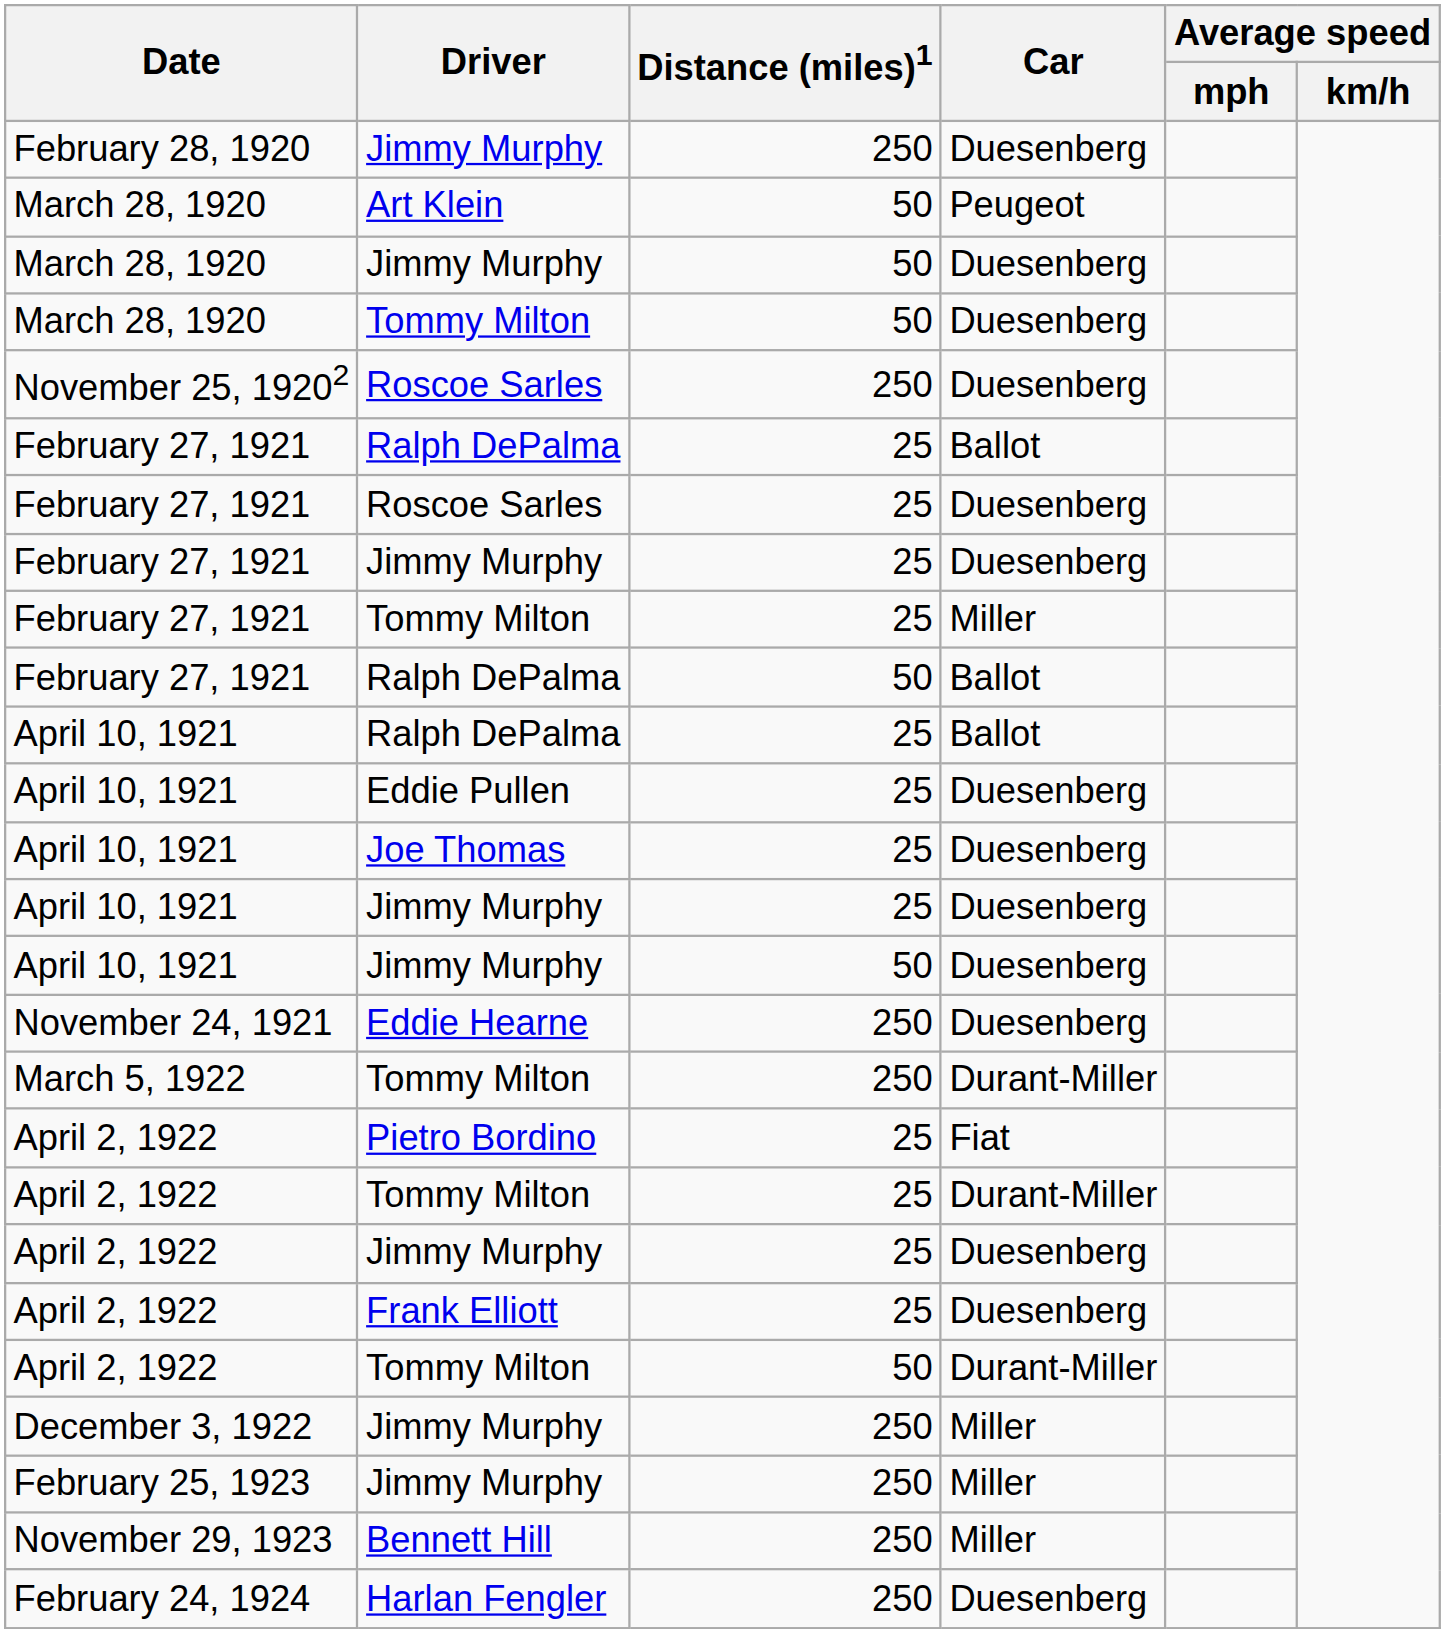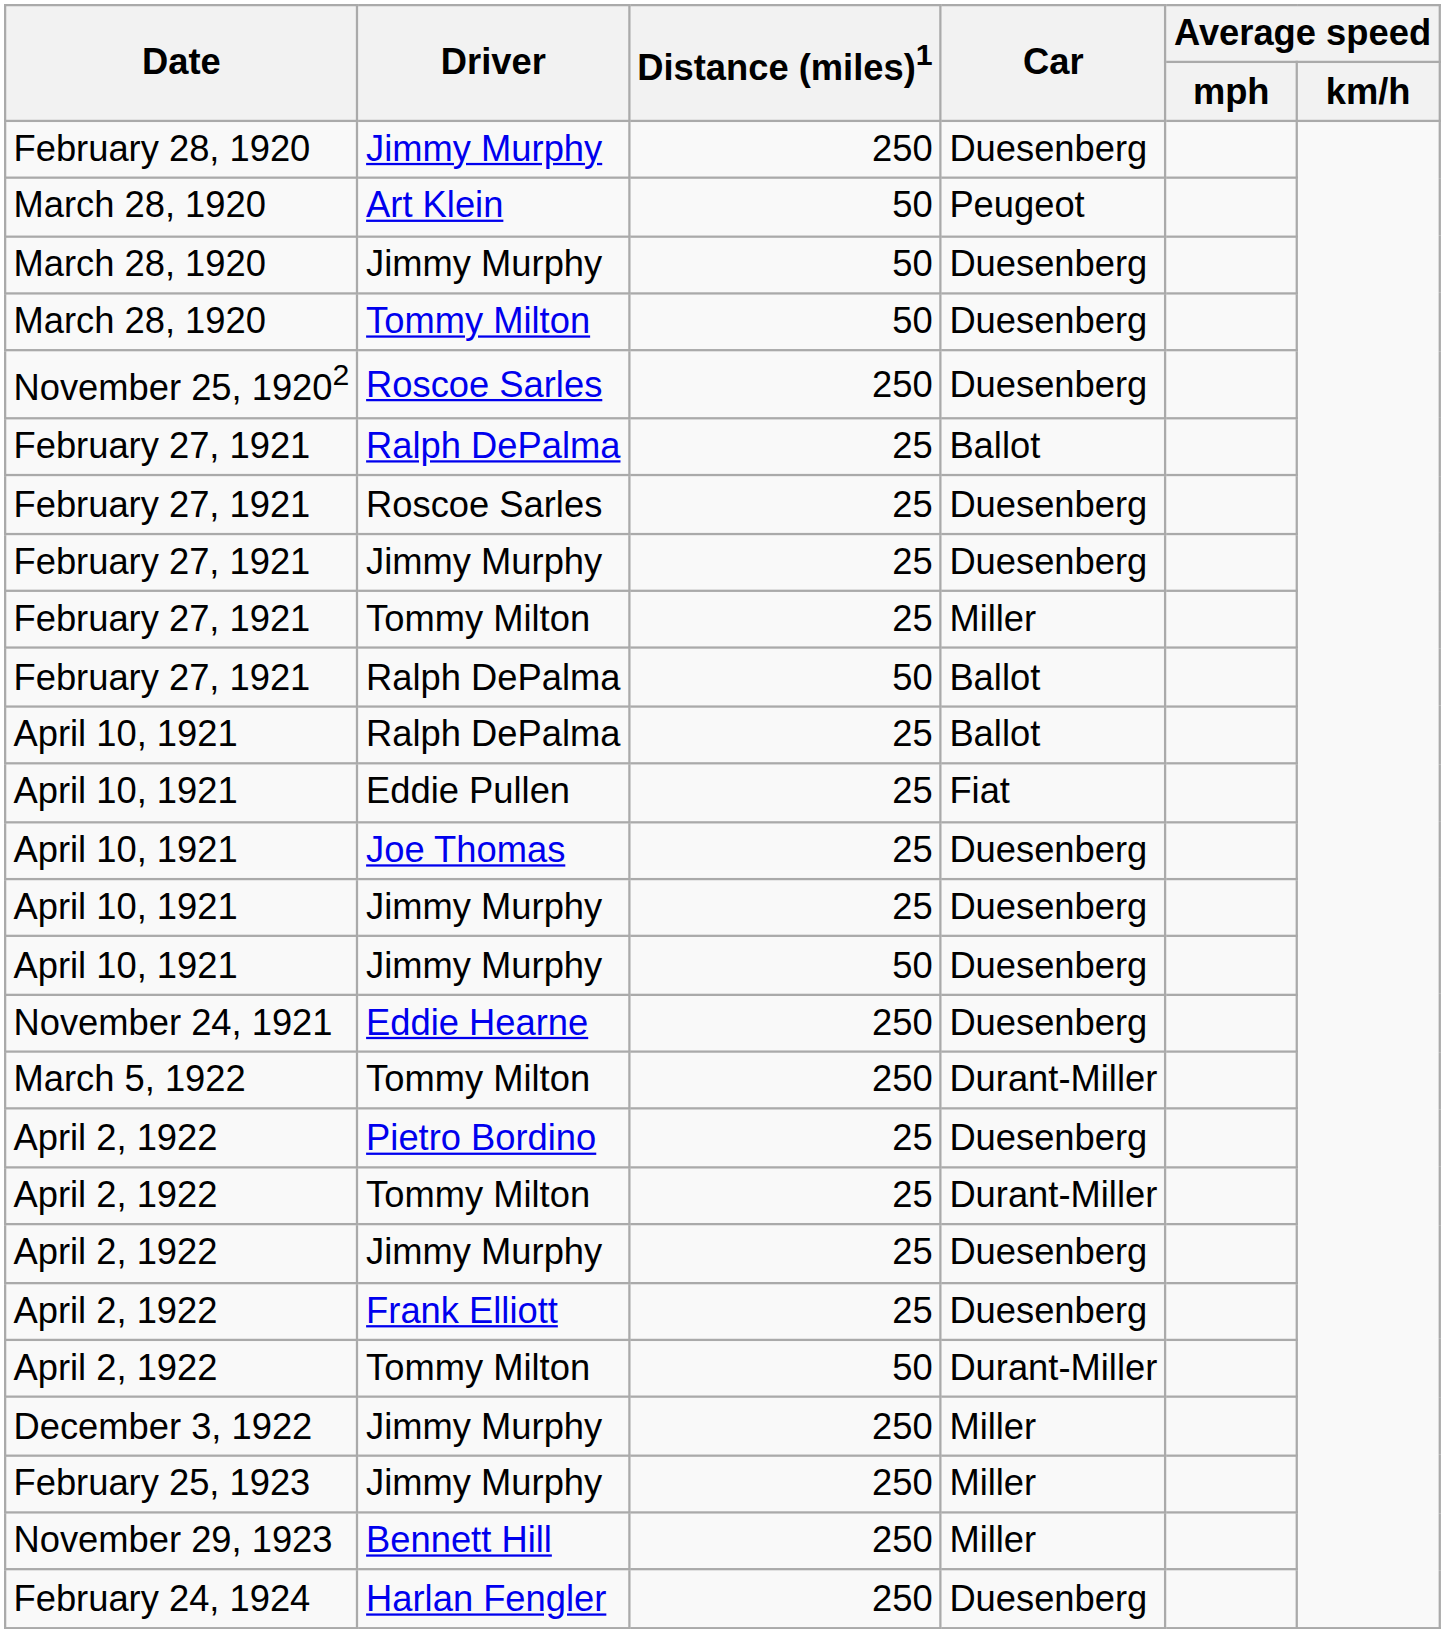(1048, 791) Duesenberg -> (980, 791) Fiat
(980, 1137) Fiat -> (1048, 1137) Duesenberg
